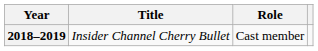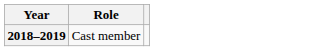- column: (151, 14)
